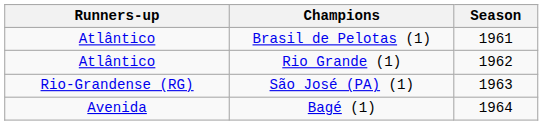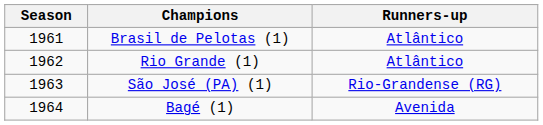columns swapped: (496, 16) <-> (117, 16)
